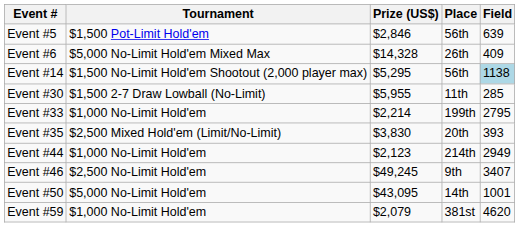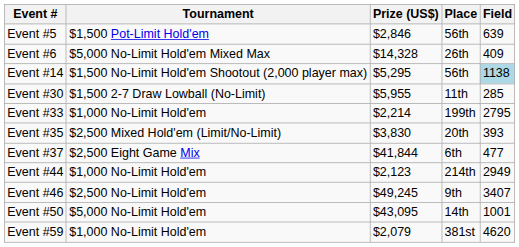+ row: (35, 152)
